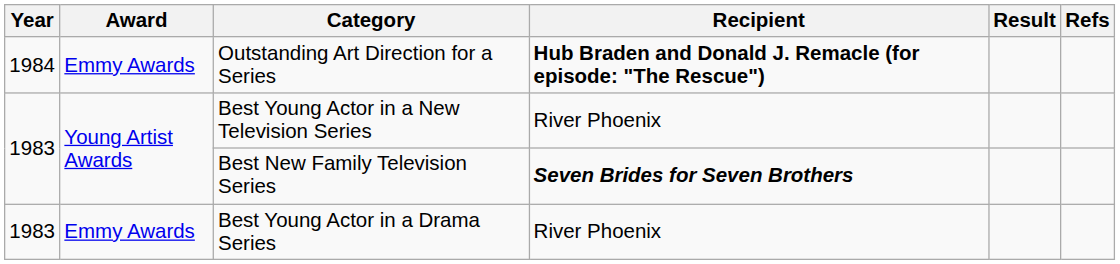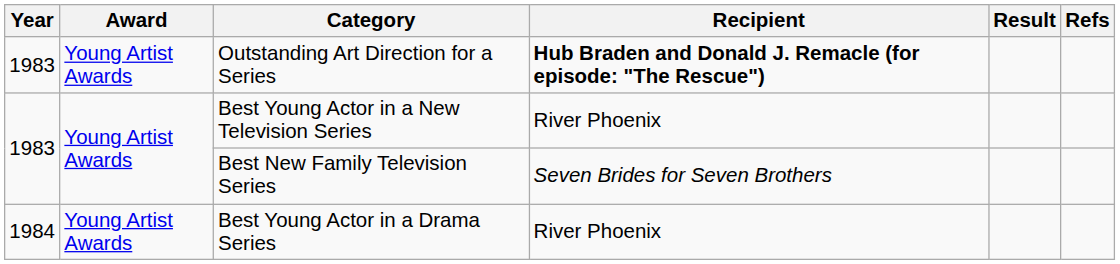(32, 64) 1984 -> (32, 64) 1983
(130, 64) Emmy Awards -> (119, 64) Young Artist Awards
(694, 175) bold -> (683, 175) normal
(32, 231) 1983 -> (32, 231) 1984
(130, 231) Emmy Awards -> (119, 231) Young Artist Awards
